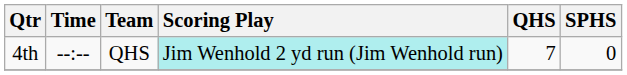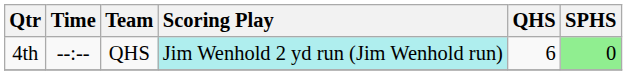(551, 53) 7 -> (551, 53) 6
(611, 53) no background -> (611, 53) lightgreen background
